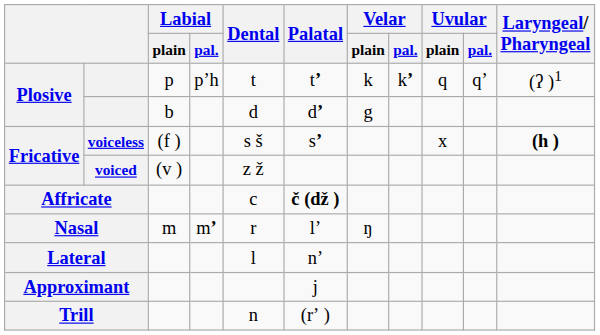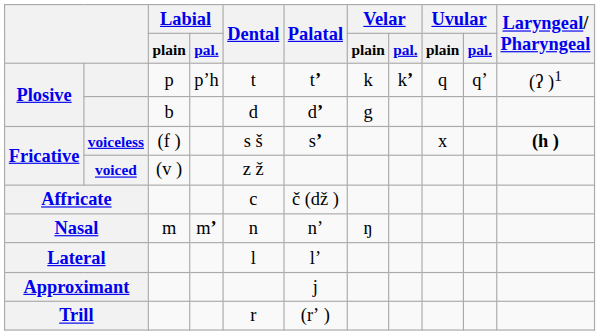(315, 199) bold -> (315, 199) normal
(253, 228) r -> (253, 228) n
(315, 228) lʼ -> (315, 228) nʼ
(315, 257) nʼ -> (315, 257) lʼ
(253, 315) n -> (253, 315) r
